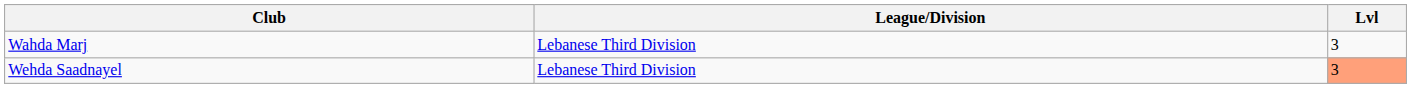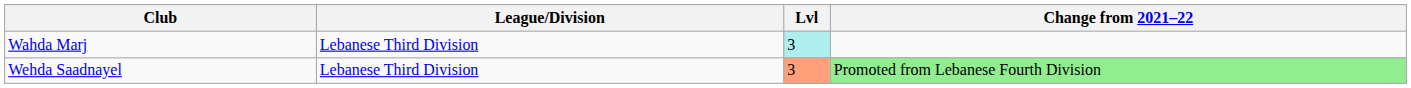+ column: (1118, 18)
(1335, 44) no background -> (791, 44) paleturquoise background
